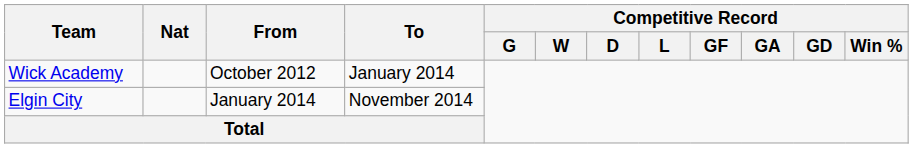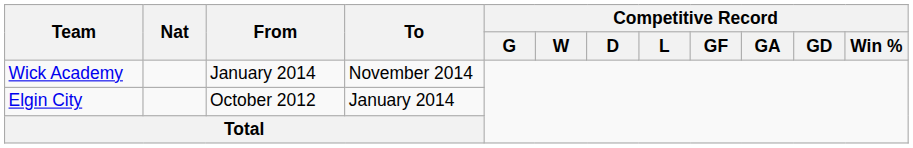(263, 73) October 2012 -> (263, 73) January 2014
(402, 73) January 2014 -> (411, 73) November 2014
(263, 101) January 2014 -> (263, 101) October 2012
(411, 101) November 2014 -> (402, 101) January 2014
